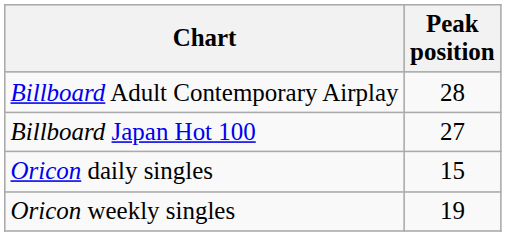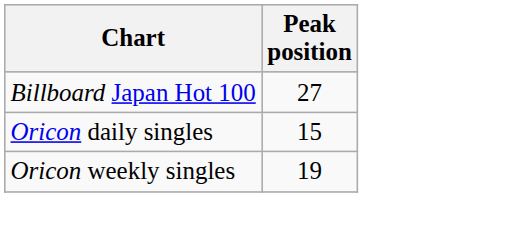- row: (205, 91)
